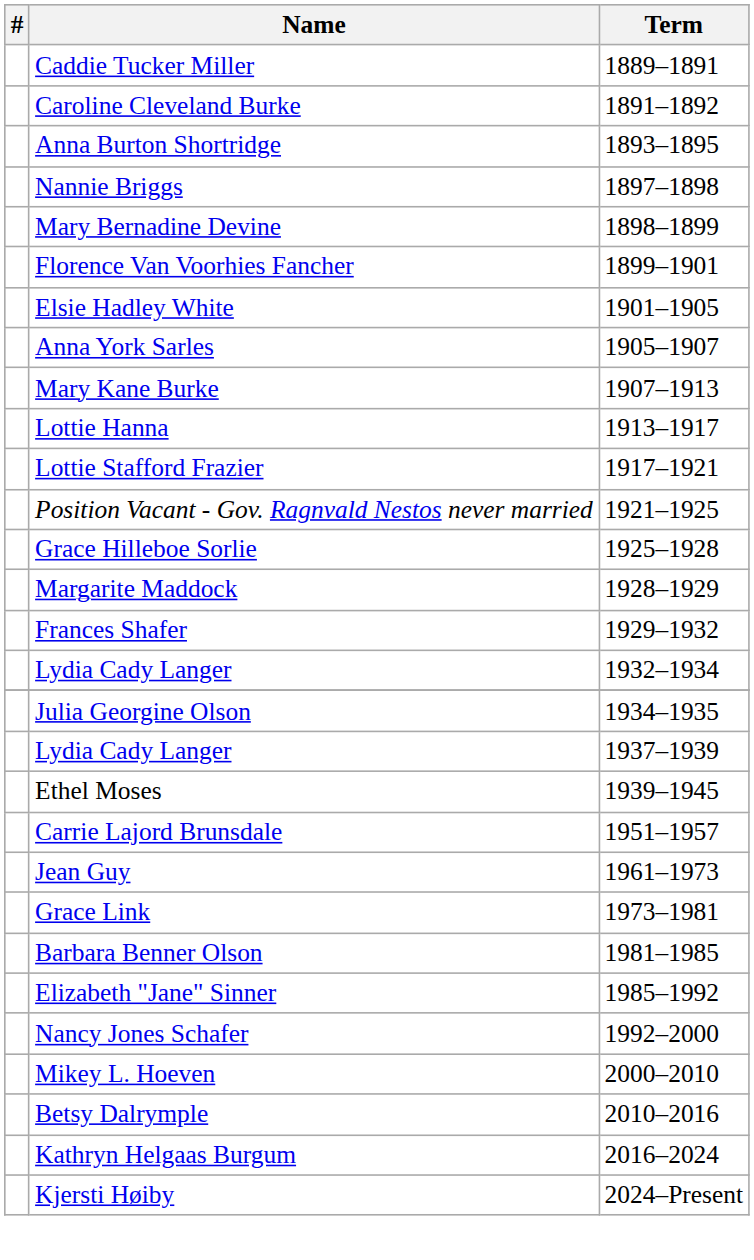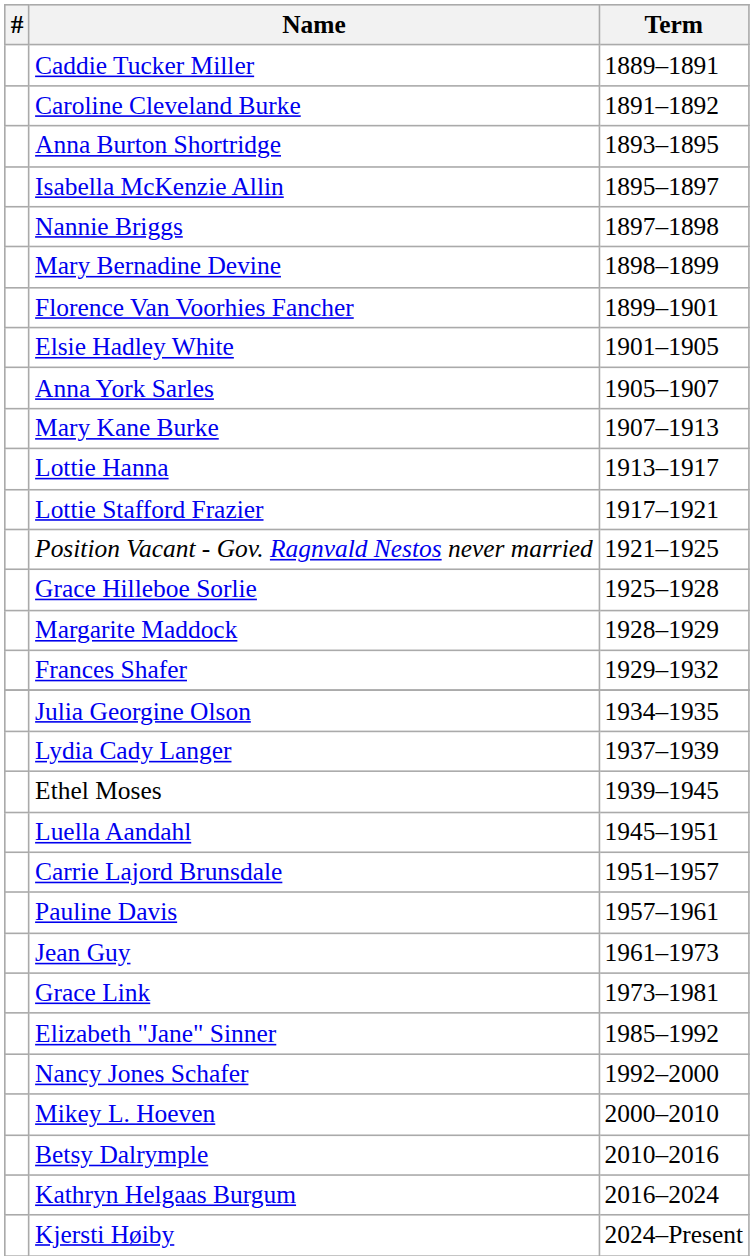+ row: (159, 186)
- row: (133, 670)
+ row: (113, 831)
+ row: (106, 912)
- row: (149, 952)
